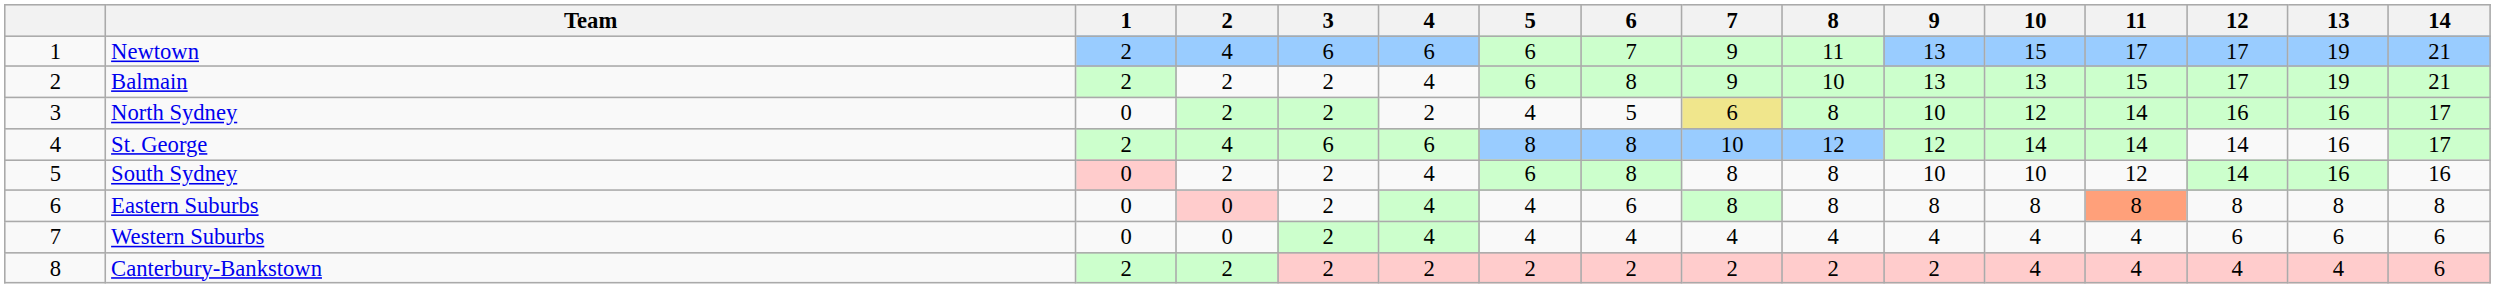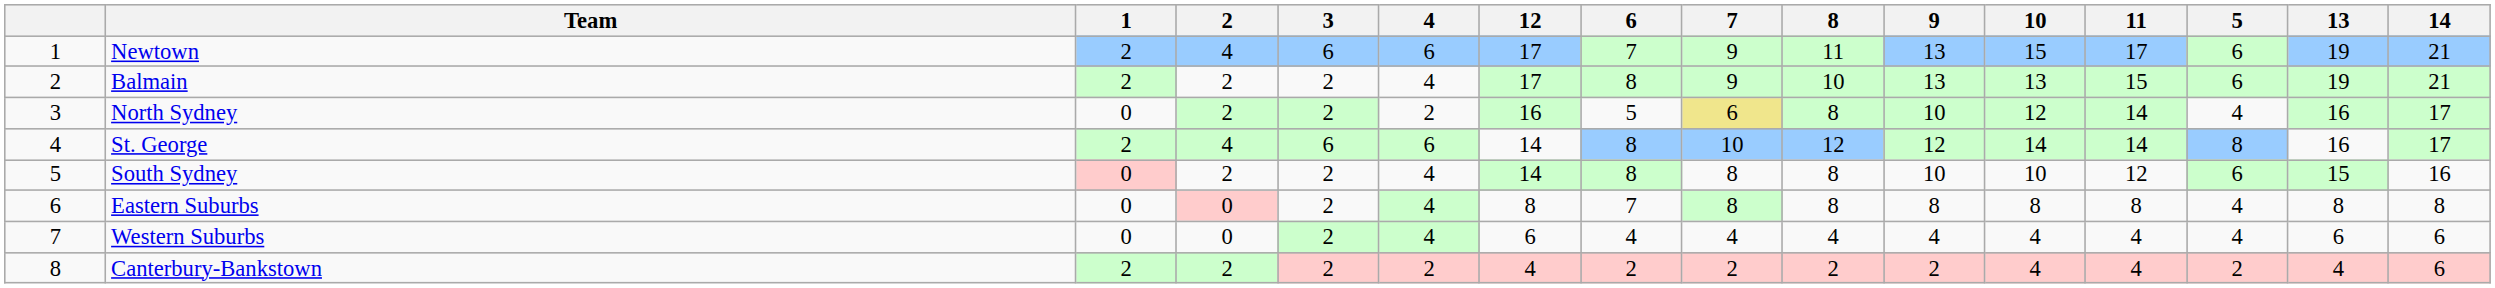columns swapped: (1530, 20) <-> (2237, 20)
(2338, 175) 16 -> (2338, 175) 15
(1631, 205) 6 -> (1631, 205) 7
(2136, 205) lightsalmon background -> (2136, 205) no background
